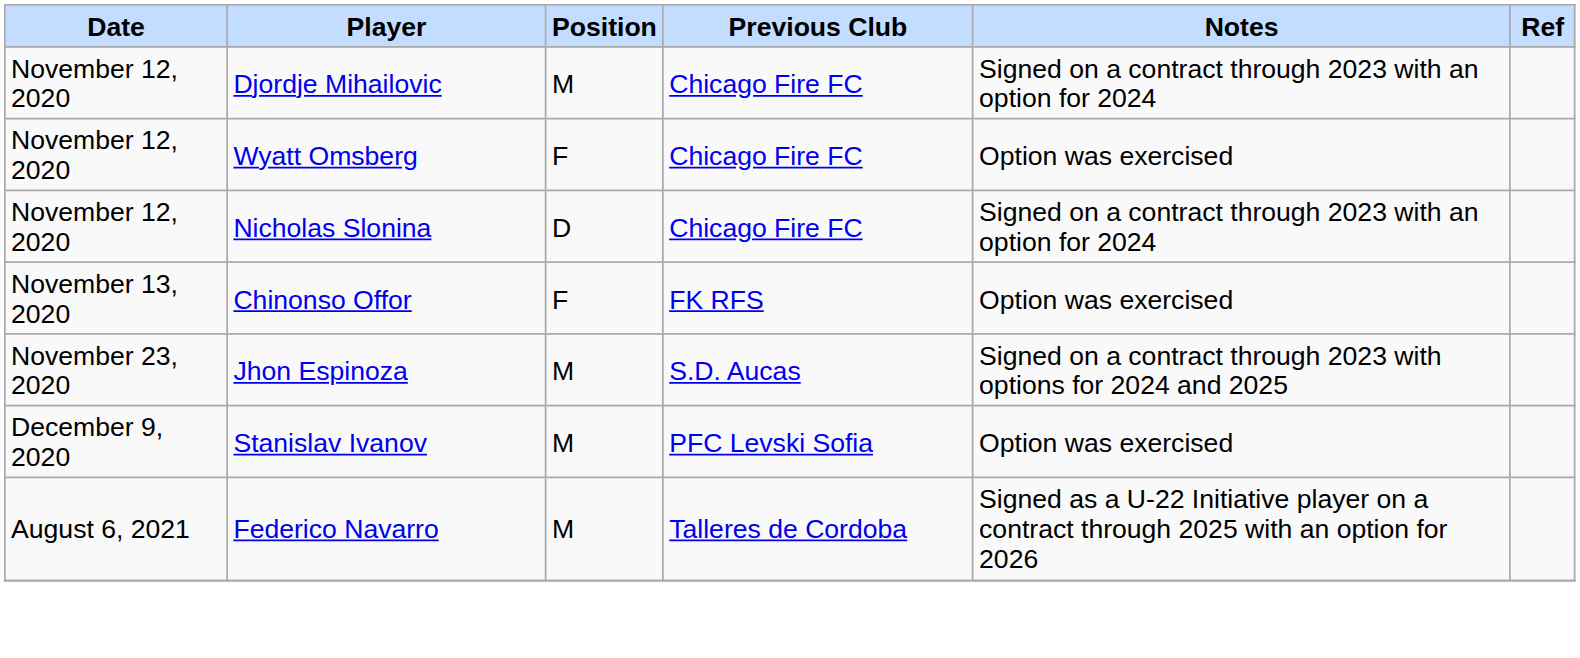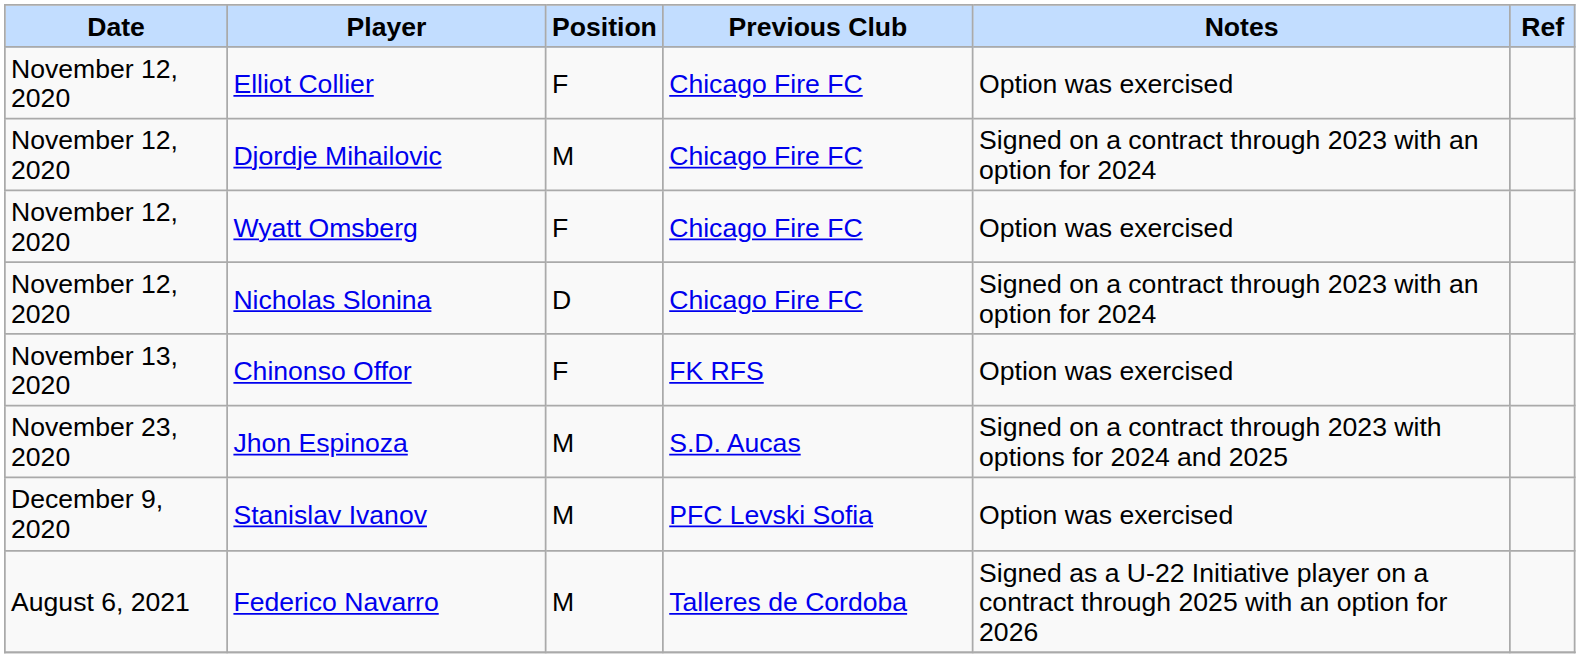+ row: (304, 83)
